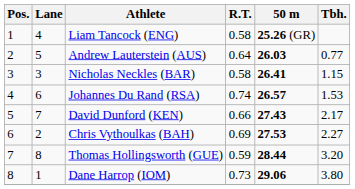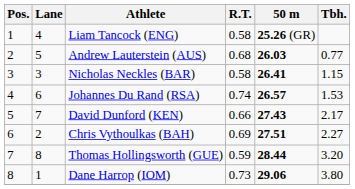(240, 54) 0.64 -> (240, 54) 0.68
(272, 134) 27.53 -> (272, 134) 27.51
